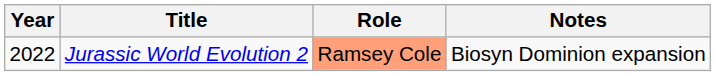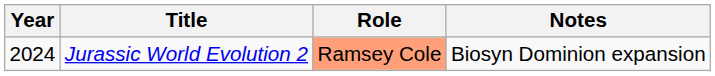(32, 53) 2022 -> (32, 53) 2024
